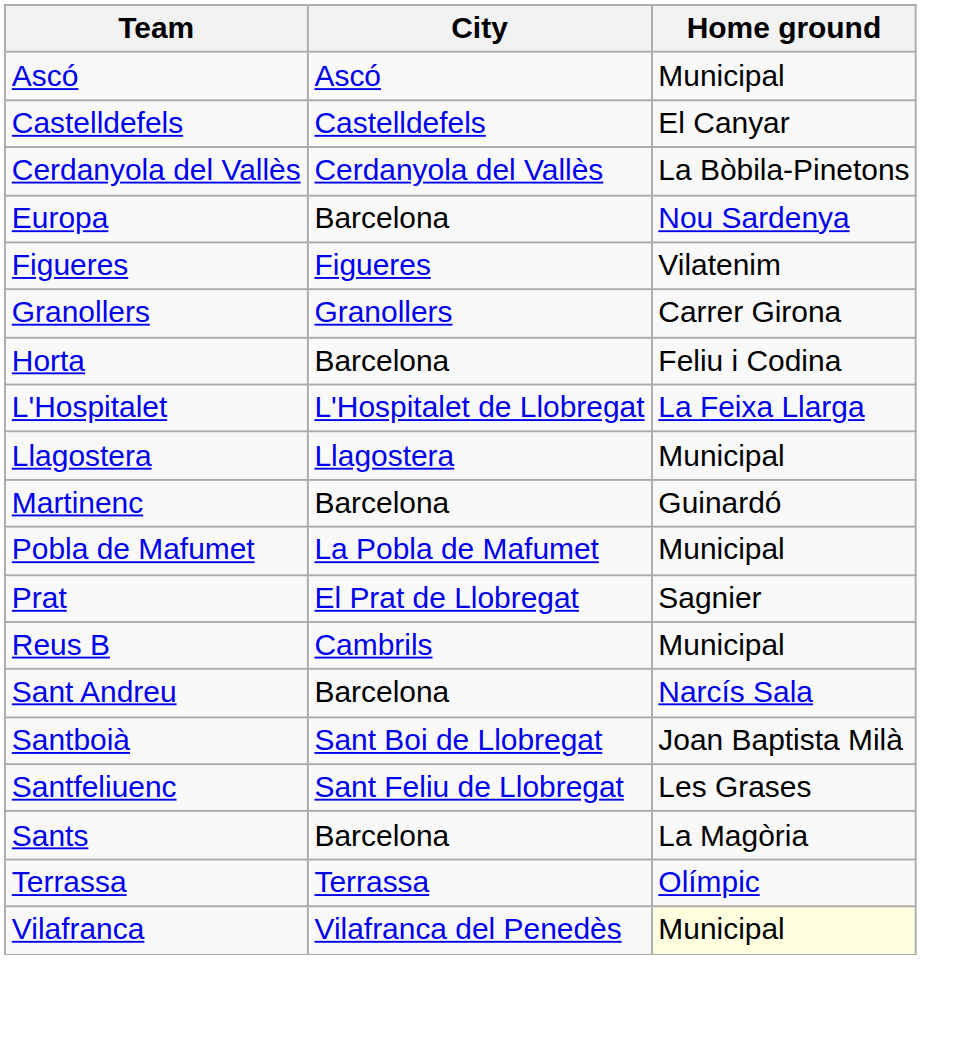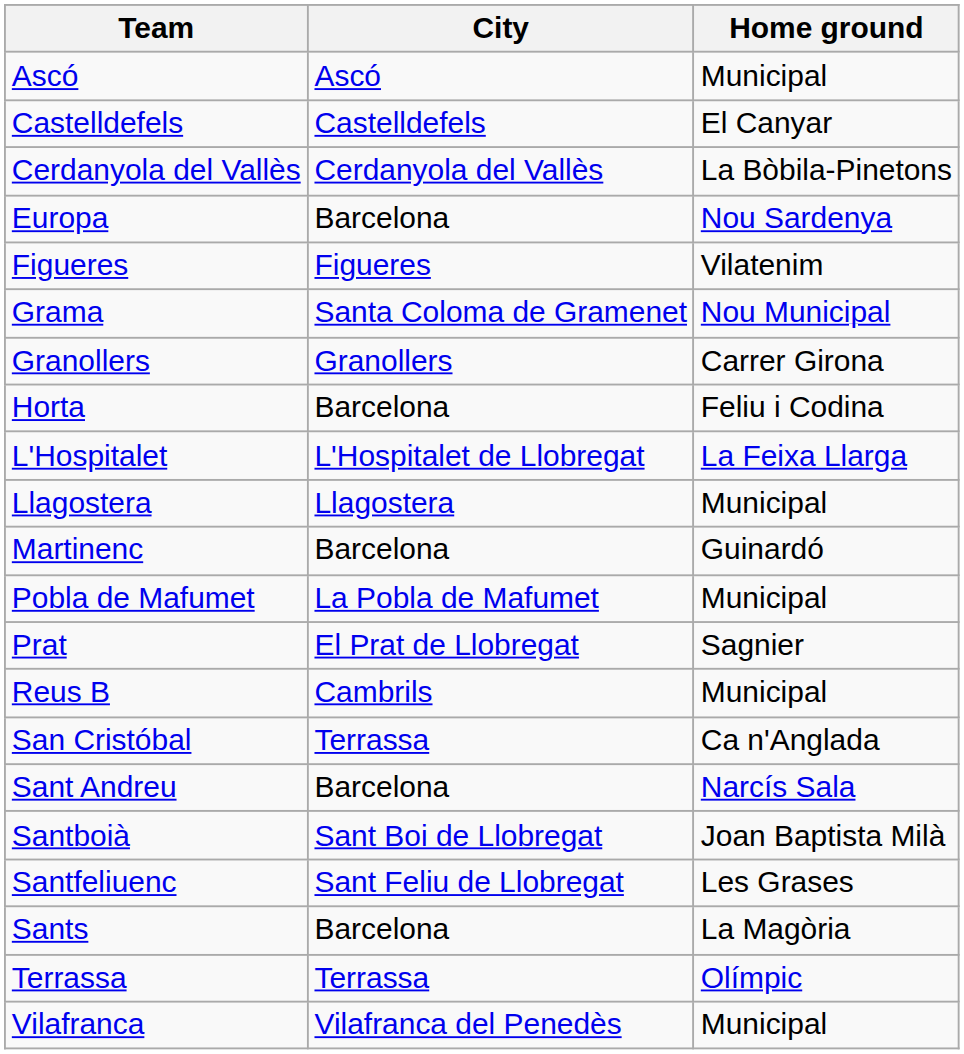+ row: (58, 312)
+ row: (102, 739)
(722, 929) lightyellow background -> (764, 1024) no background
